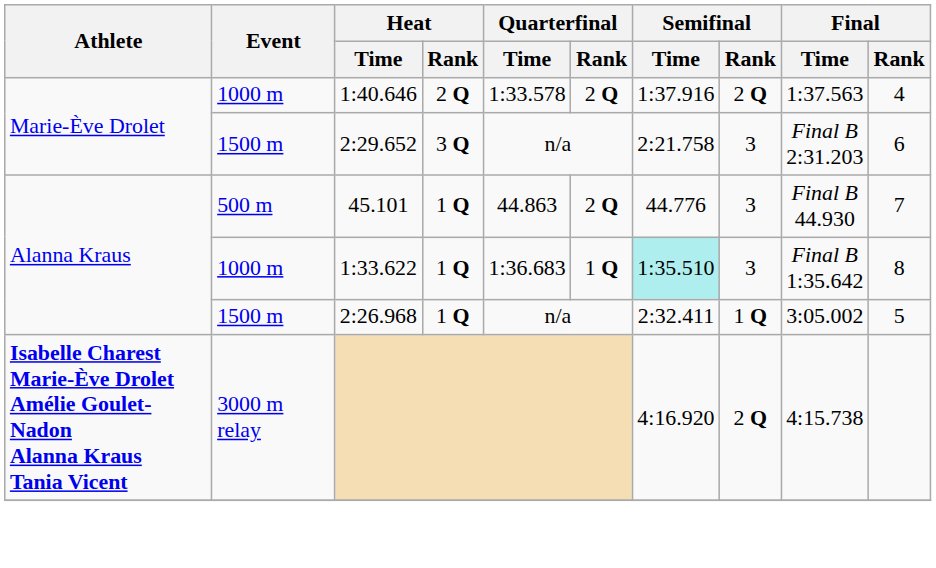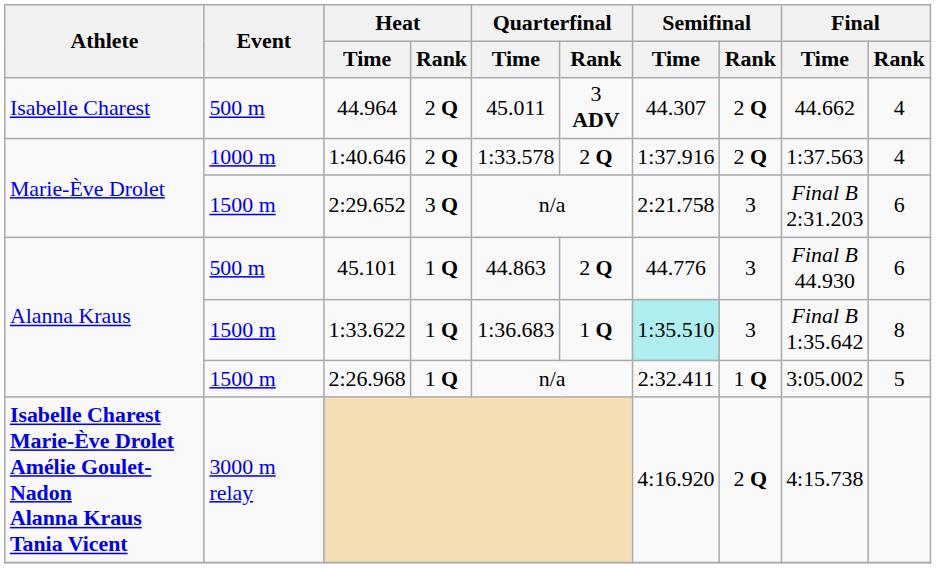+ row: (80, 108)
(899, 206) 7 -> (899, 268) 6
(250, 268) 1000 m -> (243, 329) 1500 m
